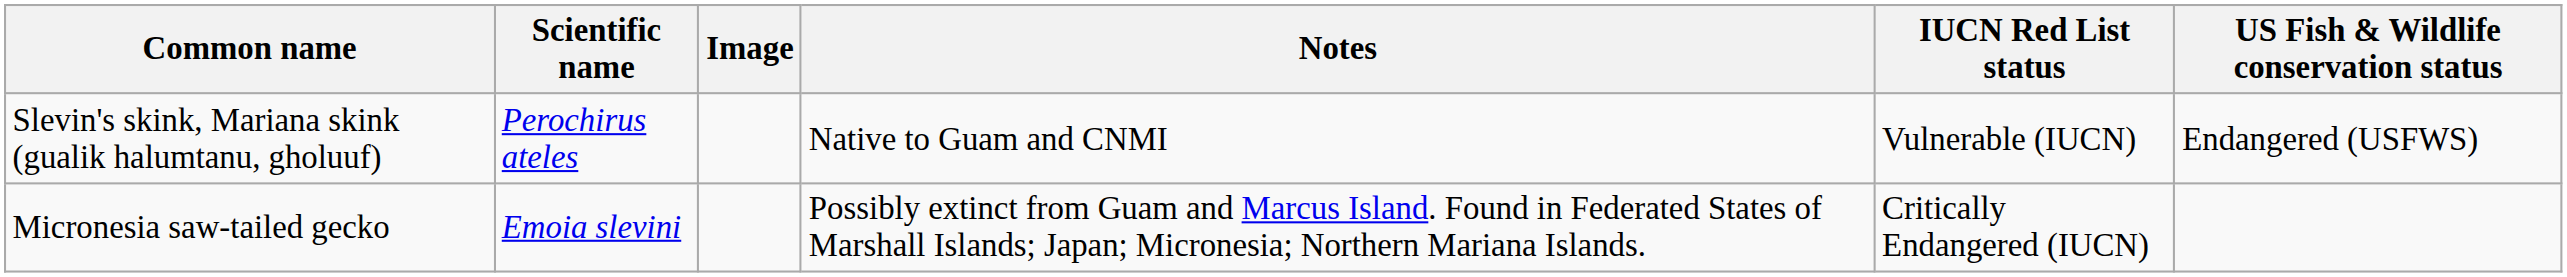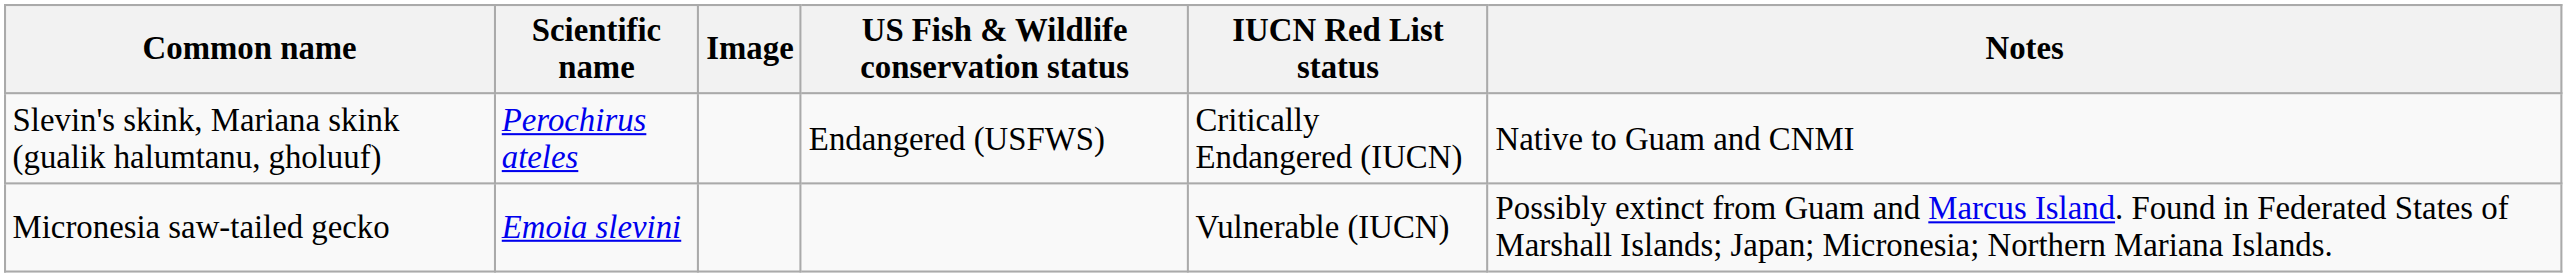columns swapped: (2368, 48) <-> (1338, 48)
(2009, 137) Vulnerable (IUCN) -> (1329, 137) Critically Endangered (IUCN)
(2016, 226) Critically Endangered (IUCN) -> (1322, 226) Vulnerable (IUCN)
